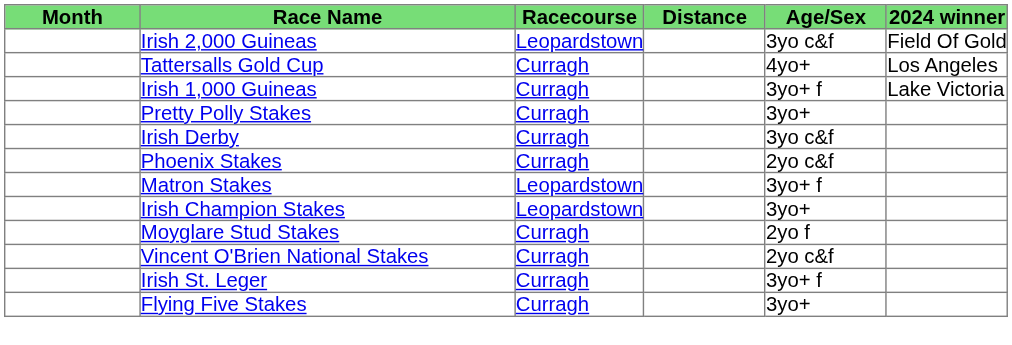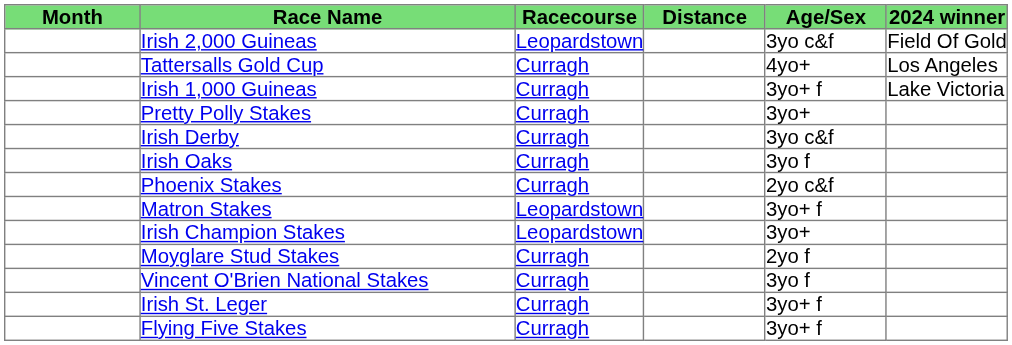+ row: (186, 161)
(800, 256) 2yo c&f -> (788, 280) 3yo f
(788, 304) 3yo+ -> (794, 328) 3yo+ f
